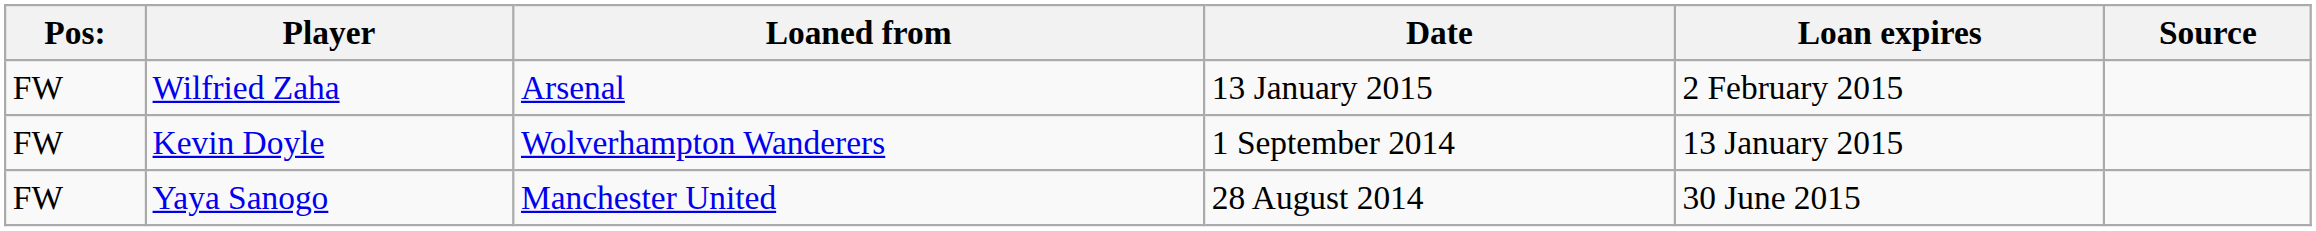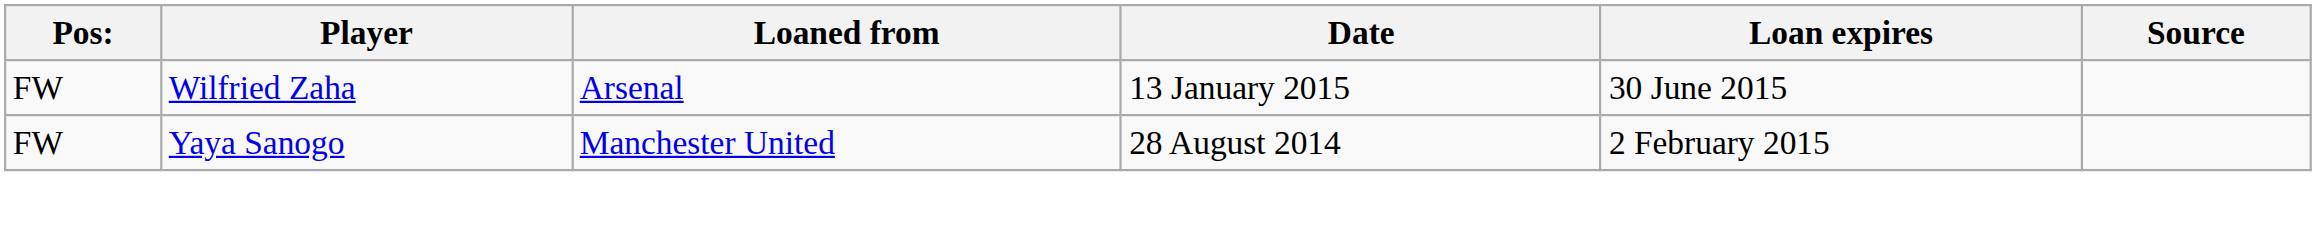(1793, 87) 2 February 2015 -> (1698, 87) 30 June 2015
- row: (238, 142)
(1772, 197) 30 June 2015 -> (1719, 142) 2 February 2015
